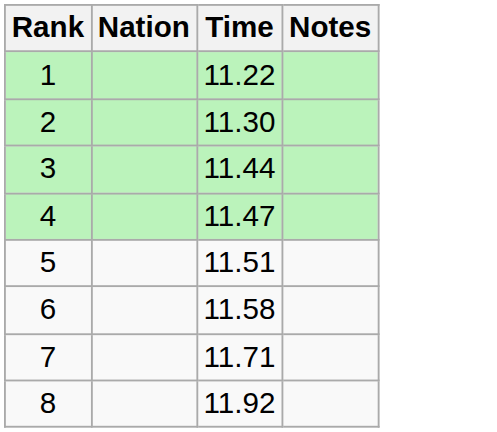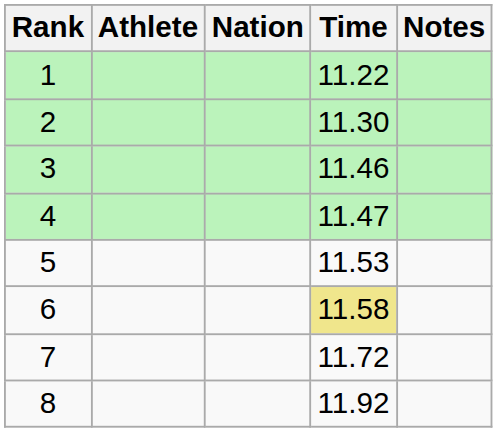+ column: (148, 27)
(239, 168) 11.44 -> (353, 168) 11.46
(239, 262) 11.51 -> (353, 262) 11.53
(239, 309) no background -> (353, 309) khaki background
(239, 356) 11.71 -> (353, 356) 11.72
